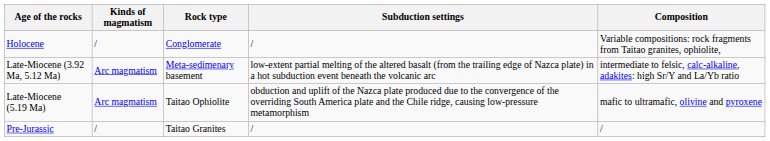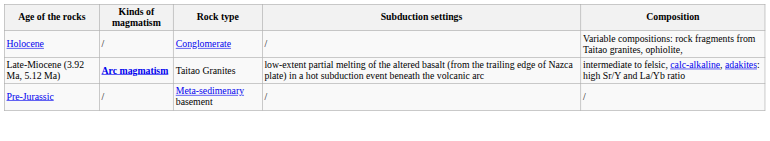(126, 70) normal -> (135, 70) bold
(200, 70) Meta-sedimenary basement -> (206, 70) Taitao Granites
- row: (34, 102)
(196, 129) Taitao Granites -> (210, 97) Meta-sedimenary basement
